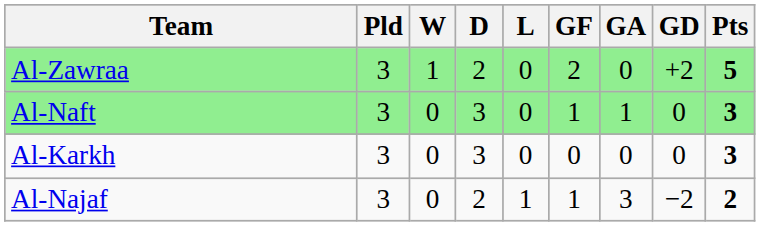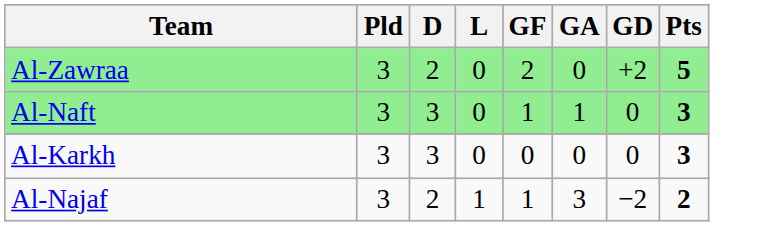- column: (433, 26)
